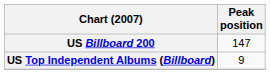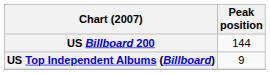(241, 43) 147 -> (241, 43) 144
